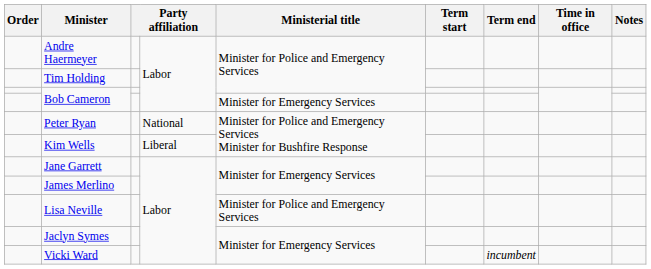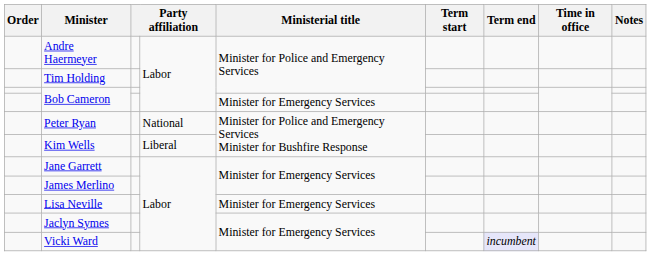(302, 210) Minister for Police and Emergency Services -> (297, 204) Minister for Emergency Services
(511, 254) no background -> (511, 241) lavender background
